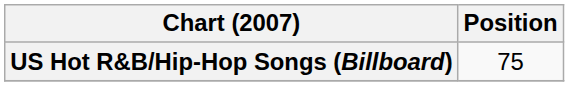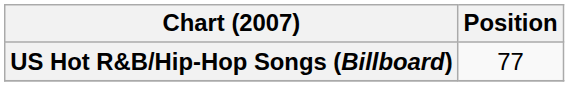(511, 61) 75 -> (511, 61) 77
